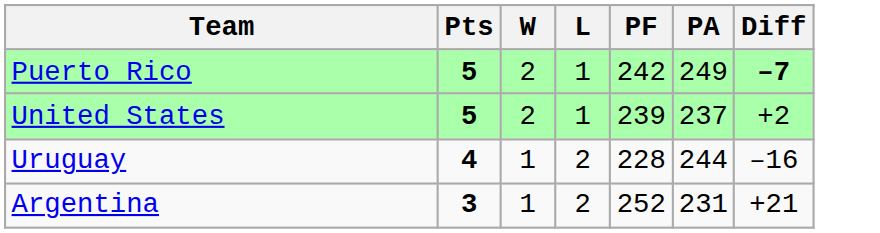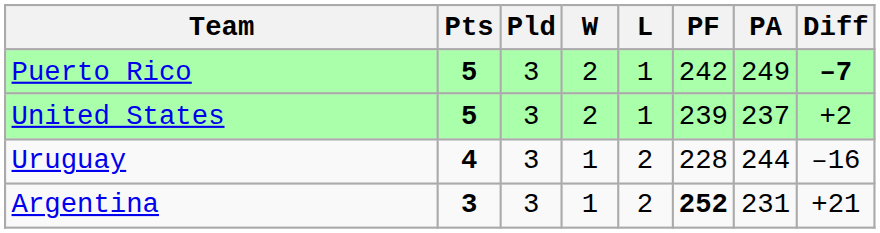+ column: (531, 27)
(641, 205) normal -> (703, 205) bold
